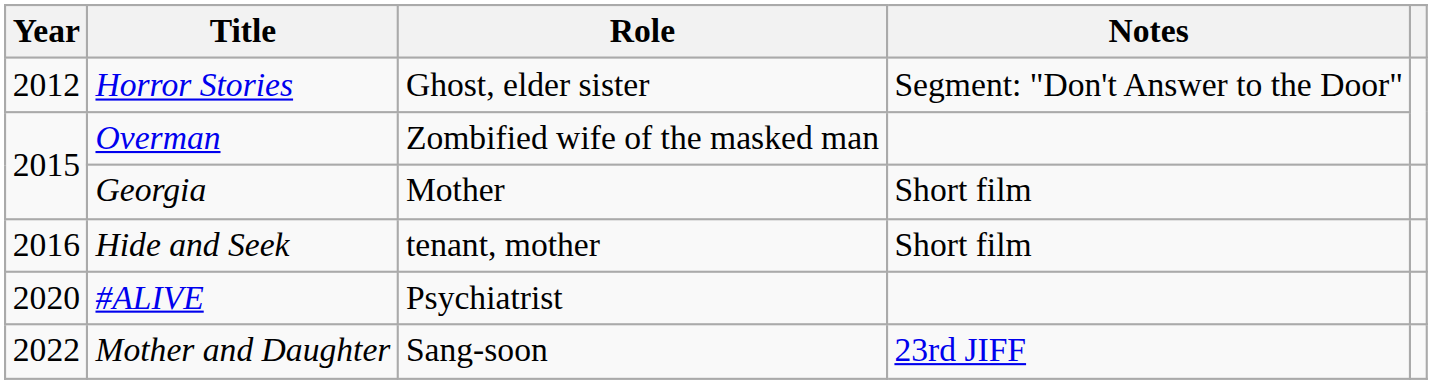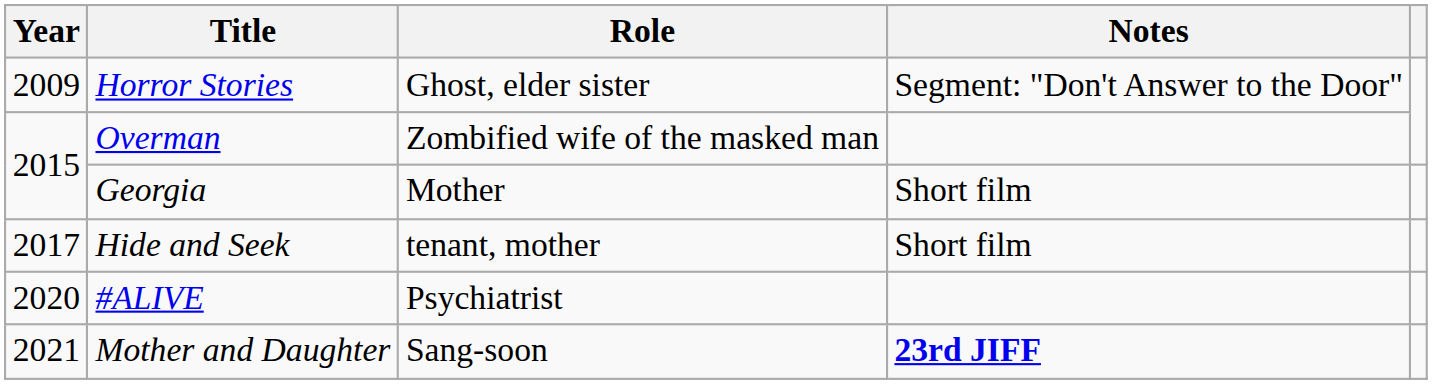(46, 84) 2012 -> (46, 84) 2009
(46, 244) 2016 -> (46, 244) 2017
(46, 350) 2022 -> (46, 350) 2021
(960, 350) normal -> (968, 350) bold
